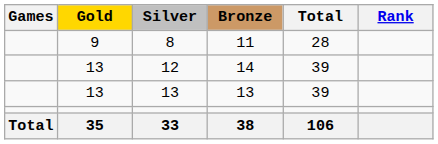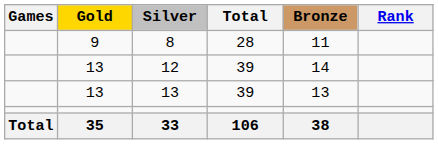columns swapped: (245, 17) <-> (320, 17)
